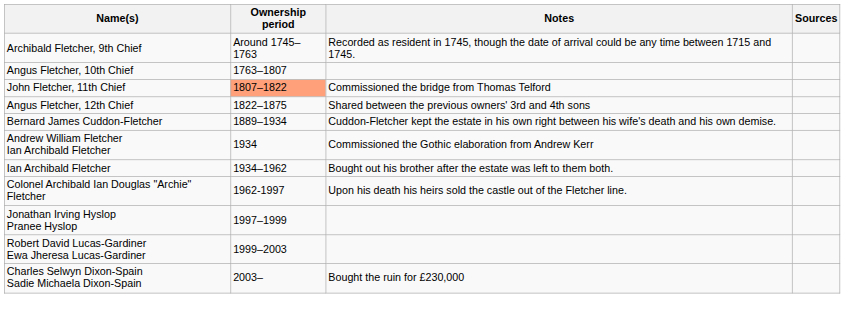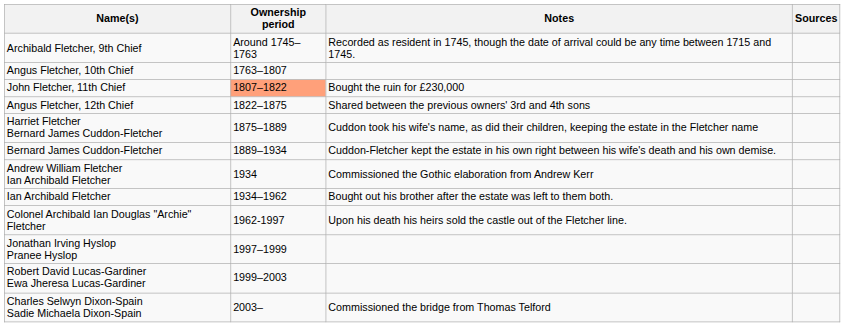(440, 88) Commissioned the bridge from Thomas Telford -> (396, 88) Bought the ruin for £230,000
+ row: (85, 128)
(396, 278) Bought the ruin for £230,000 -> (440, 307) Commissioned the bridge from Thomas Telford
